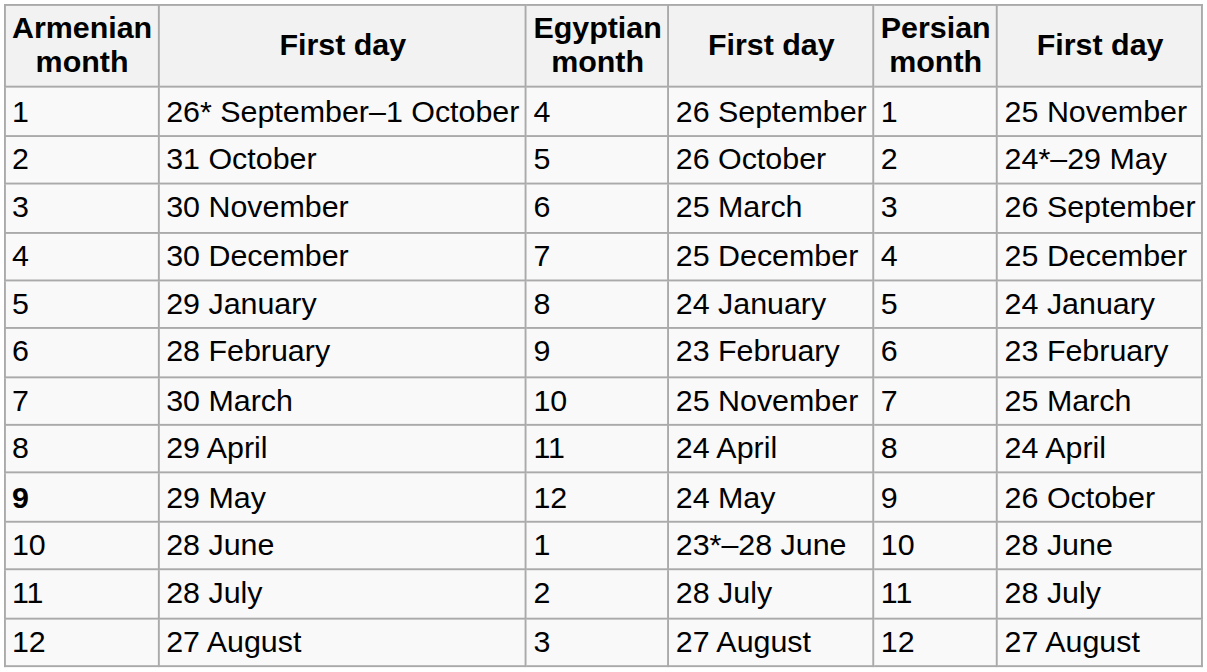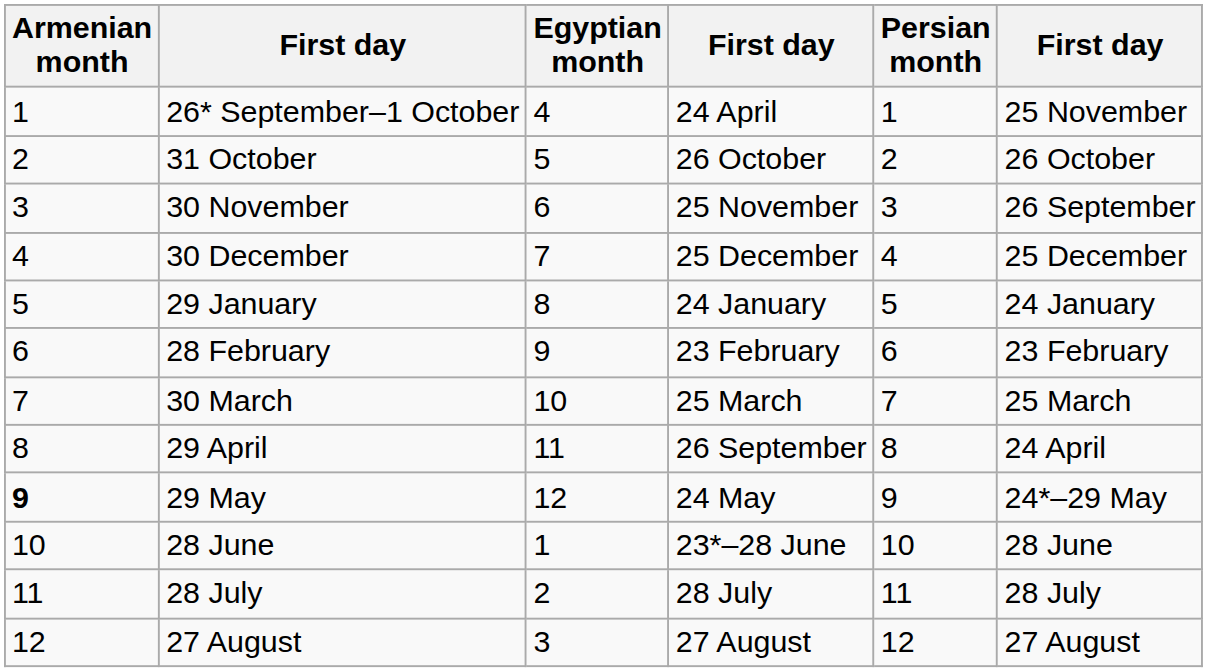(771, 111) 26 September -> (726, 111) 24 April
(1086, 159) 24*–29 May -> (1080, 159) 26 October
(739, 207) 25 March -> (767, 207) 25 November
(767, 400) 25 November -> (739, 400) 25 March
(726, 448) 24 April -> (771, 448) 26 September
(1080, 496) 26 October -> (1086, 496) 24*–29 May
